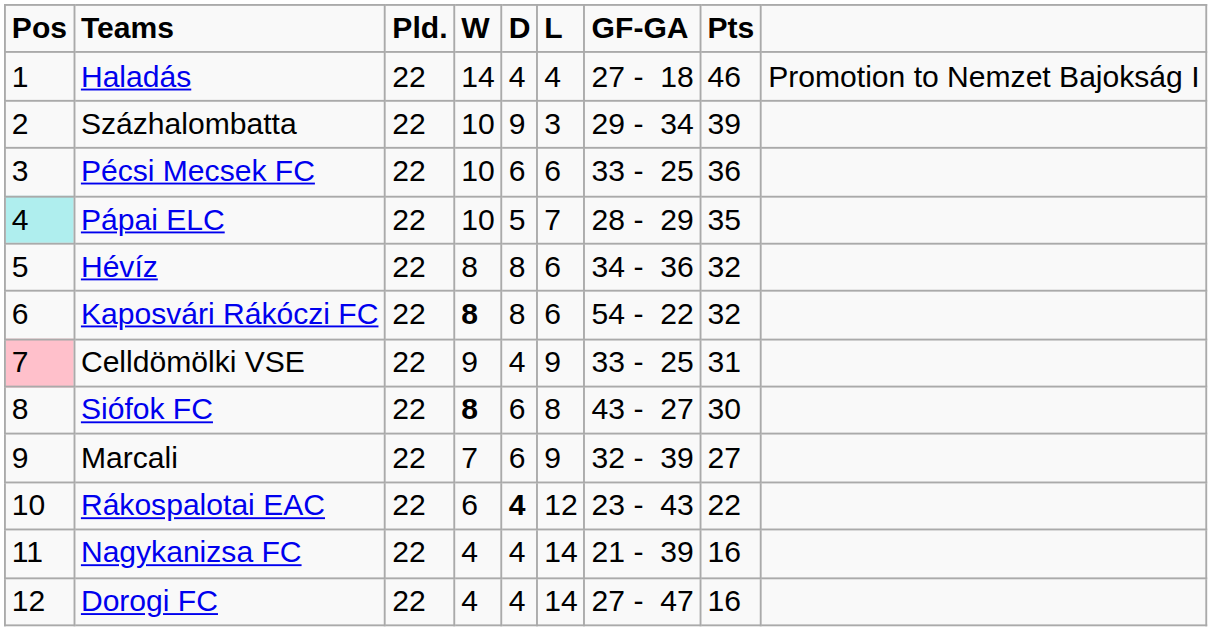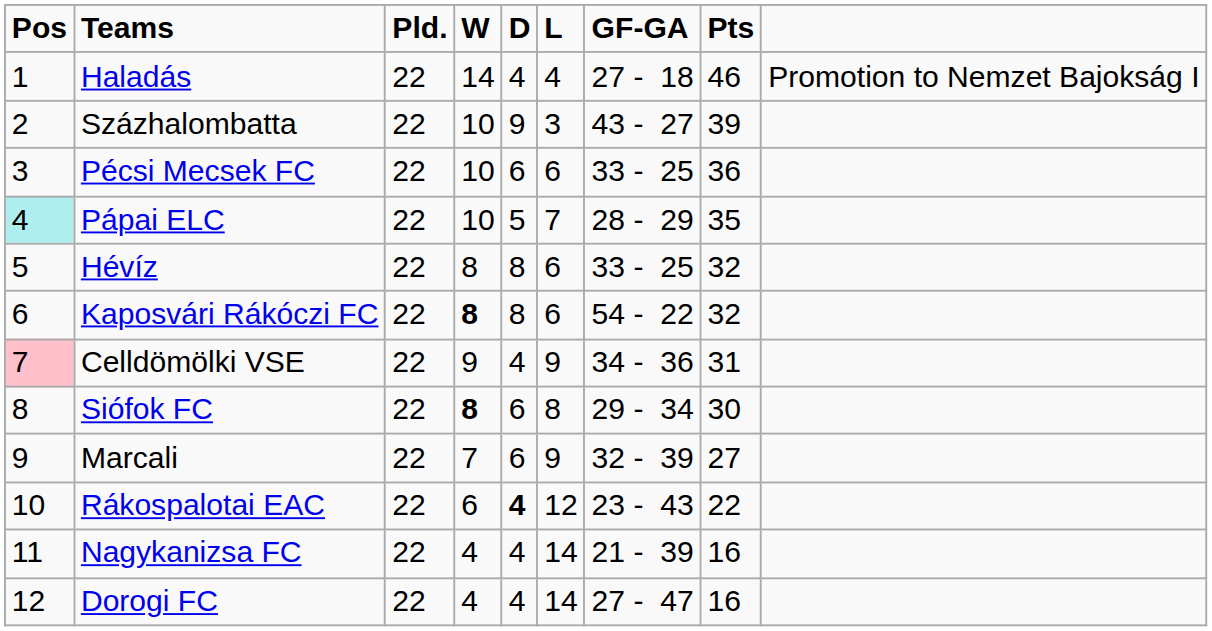(643, 123) 29 - 34 -> (643, 123) 43 - 27
(643, 266) 34 - 36 -> (643, 266) 33 - 25
(643, 362) 33 - 25 -> (643, 362) 34 - 36
(643, 409) 43 - 27 -> (643, 409) 29 - 34
